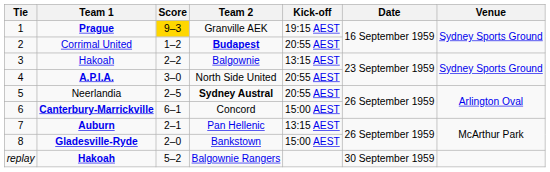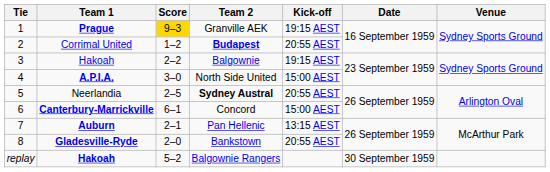(312, 61) 13:15 AEST -> (312, 61) 19:15 AEST
(312, 77) 20:55 AEST -> (312, 77) 15:00 AEST
(312, 142) 15:00 AEST -> (312, 142) 20:55 AEST
